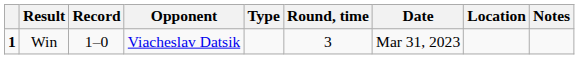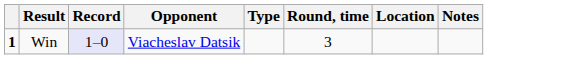- column: (418, 16)
(97, 41) no background -> (97, 41) lavender background
